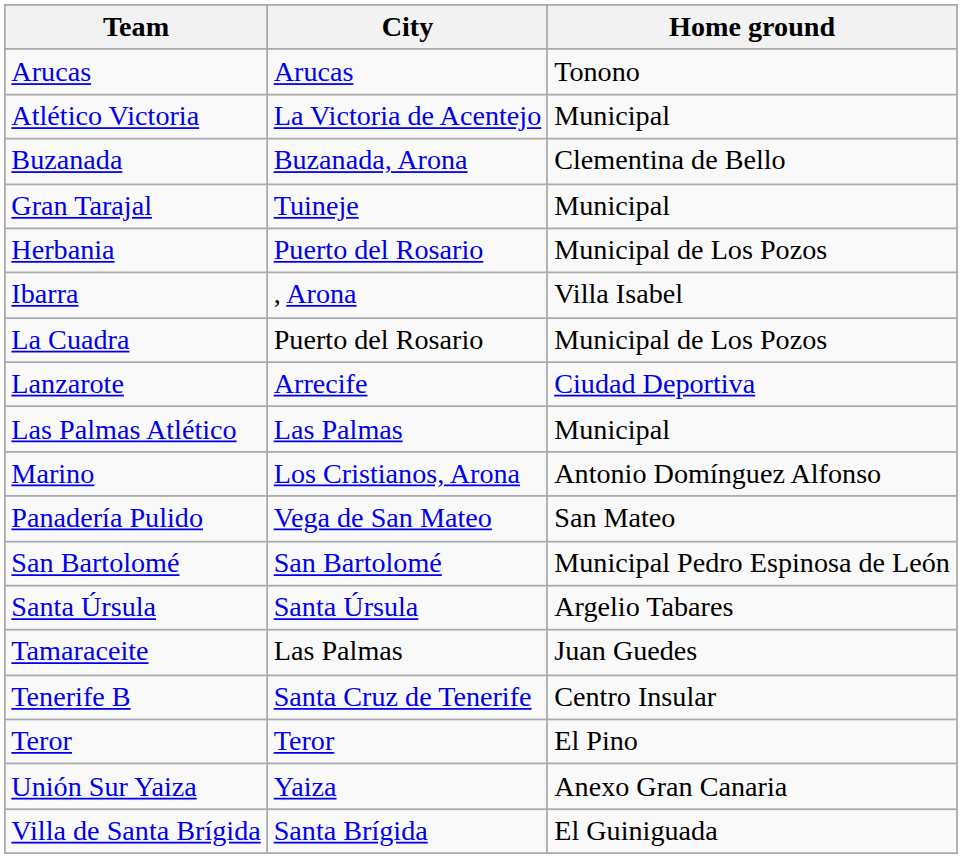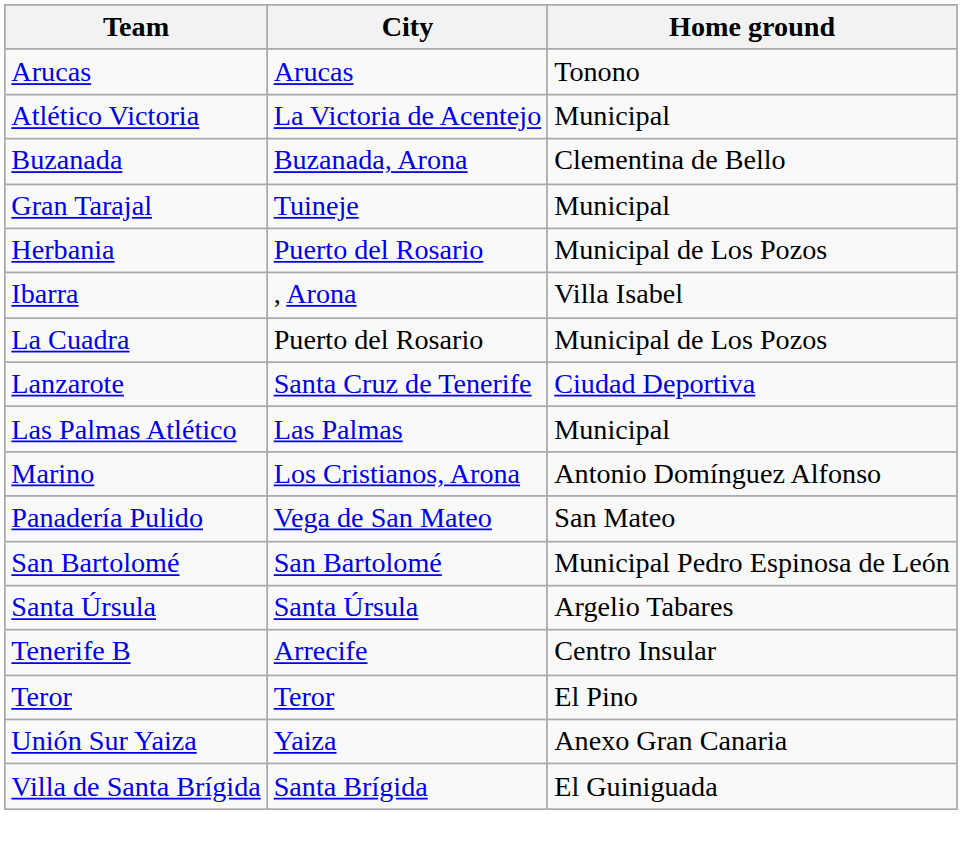(321, 384) Arrecife -> (403, 384) Santa Cruz de Tenerife
- row: (80, 652)
(403, 696) Santa Cruz de Tenerife -> (321, 652) Arrecife
